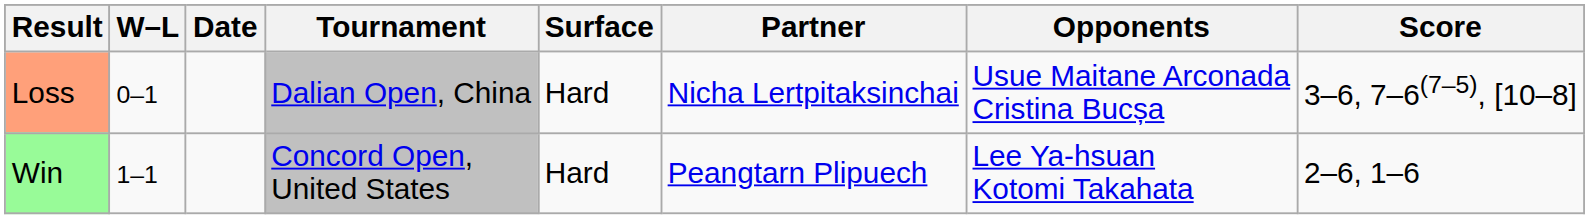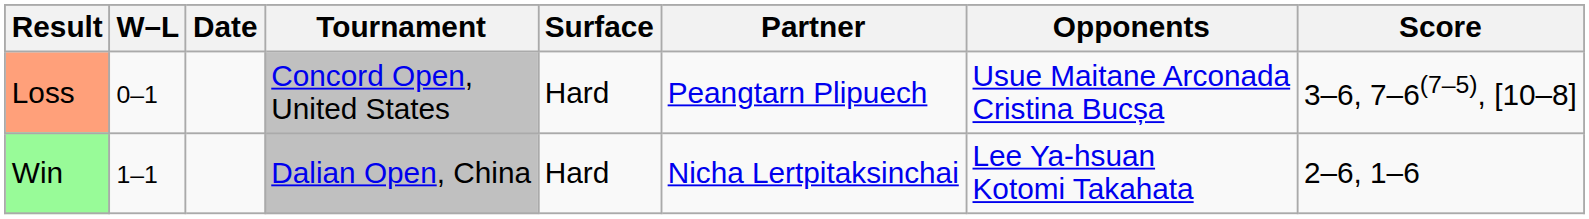(401, 92) Dalian Open, China -> (372, 92) Concord Open, United States
(813, 92) Nicha Lertpitaksinchai -> (798, 92) Peangtarn Plipuech
(372, 172) Concord Open, United States -> (401, 172) Dalian Open, China
(798, 172) Peangtarn Plipuech -> (813, 172) Nicha Lertpitaksinchai
